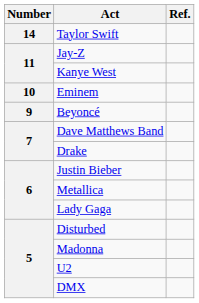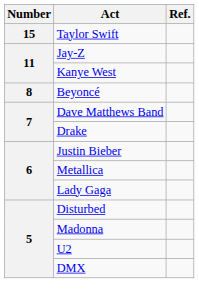(29, 33) 14 -> (29, 33) 15
- row: (78, 92)
(29, 111) 9 -> (29, 92) 8
